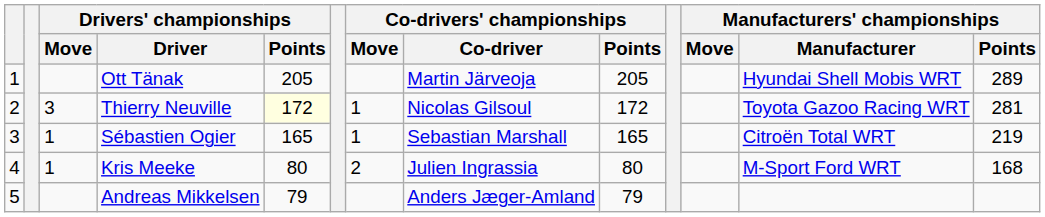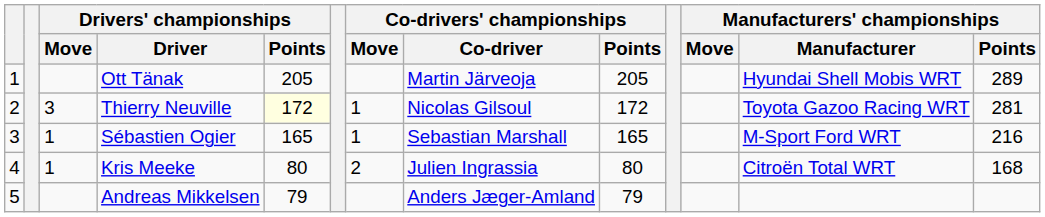(819, 137) Citroën Total WRT -> (822, 137) M-Sport Ford WRT
(1007, 137) 219 -> (1007, 137) 216
(822, 167) M-Sport Ford WRT -> (819, 167) Citroën Total WRT
